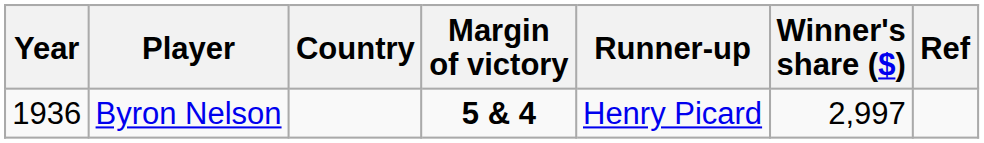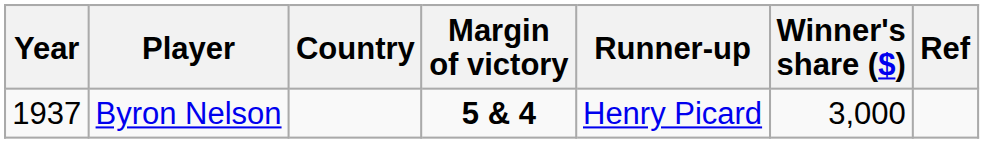(47, 114) 1936 -> (47, 114) 1937
(867, 114) 2,997 -> (867, 114) 3,000
